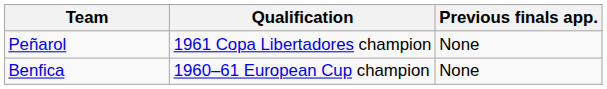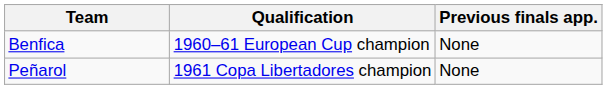rows swapped: (37, 44) <-> (36, 71)
